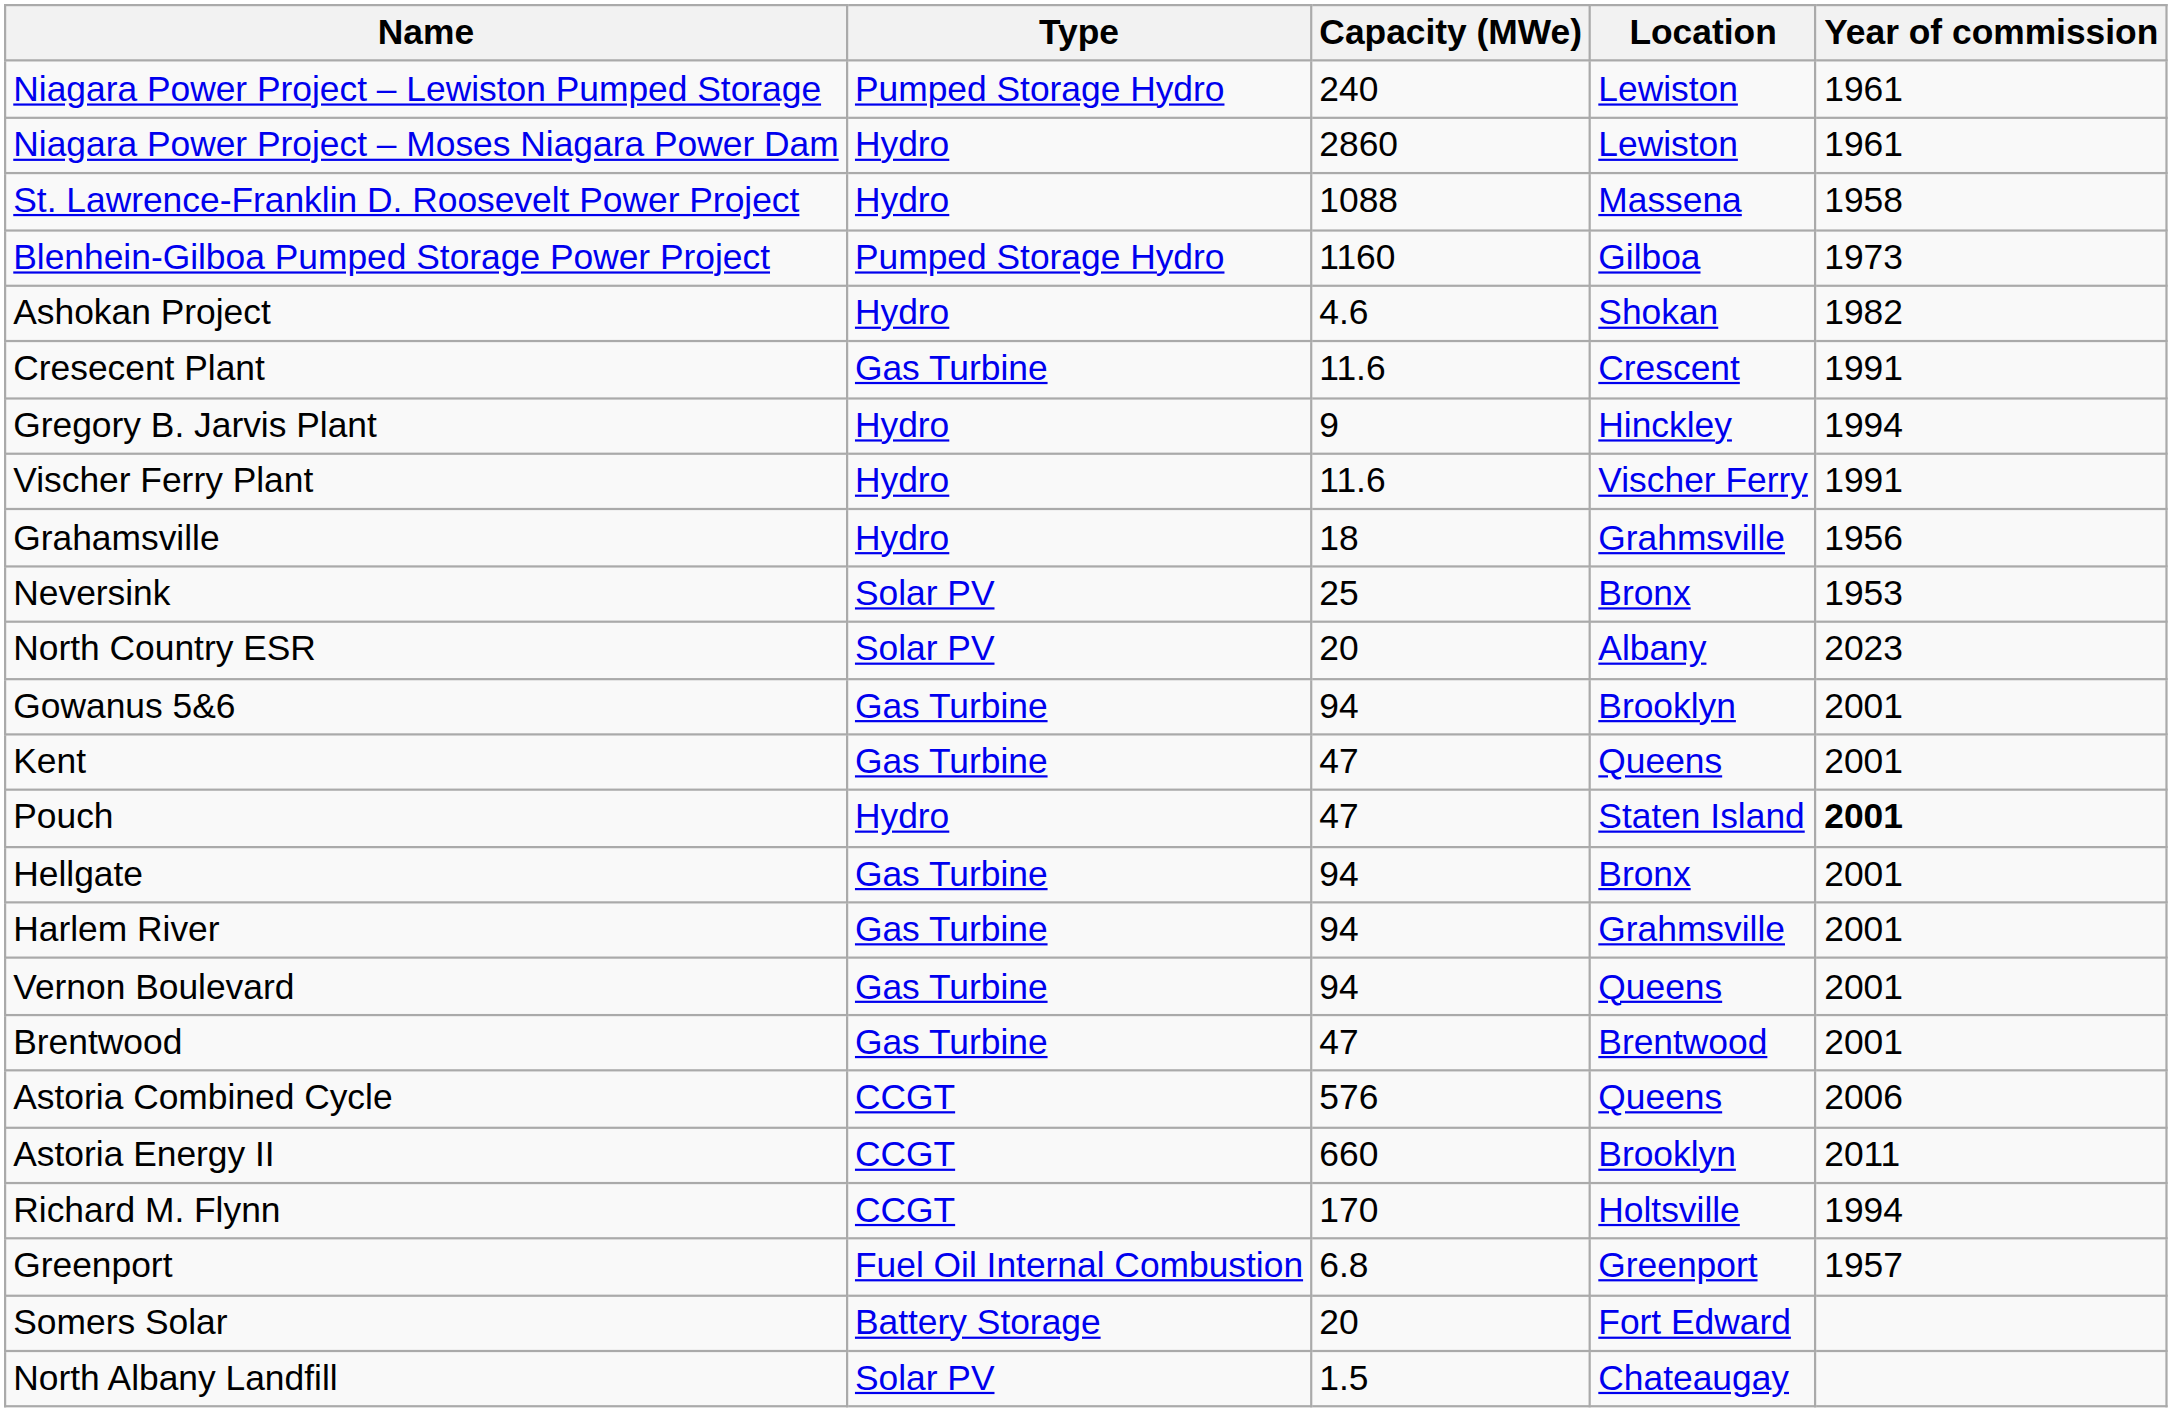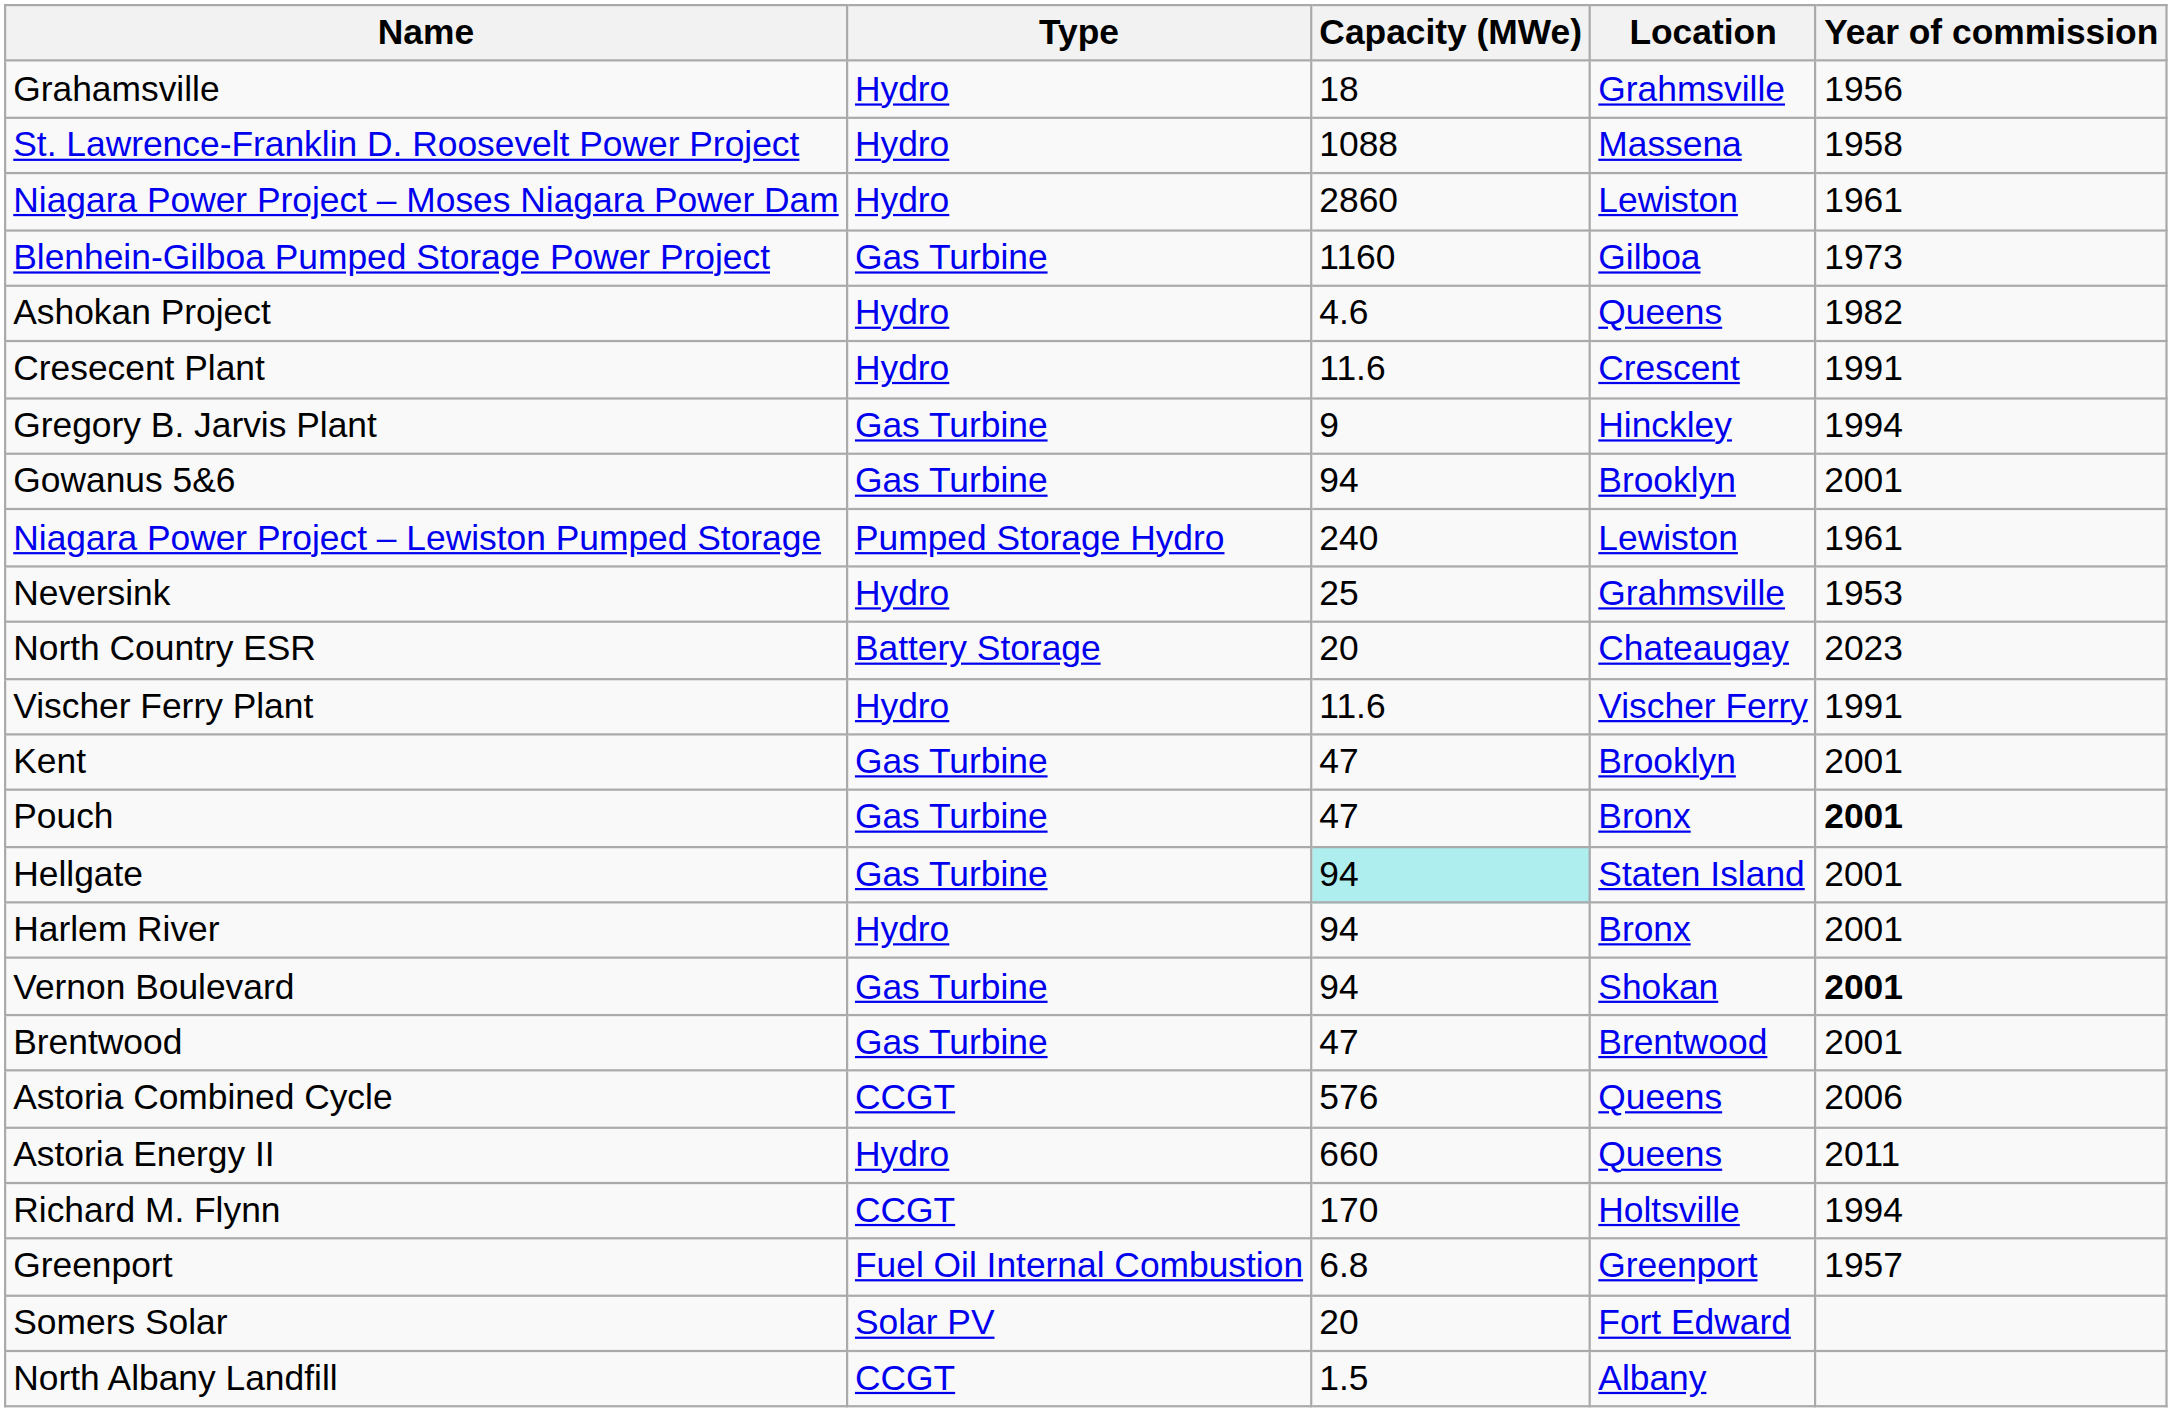rows swapped: (417, 88) <-> (116, 537)
rows swapped: (426, 144) <-> (406, 200)
(1040, 256) Pumped Storage Hydro -> (951, 256) Gas Turbine
(1658, 312) Shokan -> (1660, 312) Queens
(951, 369) Gas Turbine -> (902, 369) Hydro
(902, 425) Hydro -> (951, 425) Gas Turbine
rows swapped: (163, 481) <-> (124, 705)
(925, 593) Solar PV -> (902, 593) Hydro
(1644, 593) Bronx -> (1692, 593) Grahmsville
(925, 649) Solar PV -> (978, 649) Battery Storage
(1652, 649) Albany -> (1694, 649) Chateaugay
(1660, 761) Queens -> (1667, 761) Brooklyn
(902, 817) Hydro -> (951, 817) Gas Turbine
(1702, 817) Staten Island -> (1644, 817) Bronx
(1339, 873) no background -> (1339, 873) paleturquoise background
(1644, 873) Bronx -> (1702, 873) Staten Island
(951, 929) Gas Turbine -> (902, 929) Hydro
(1692, 929) Grahmsville -> (1644, 929) Bronx
(1660, 985) Queens -> (1658, 985) Shokan
(1864, 985) normal -> (1864, 985) bold
(905, 1154) CCGT -> (902, 1154) Hydro
(1667, 1154) Brooklyn -> (1660, 1154) Queens
(978, 1322) Battery Storage -> (925, 1322) Solar PV
(925, 1378) Solar PV -> (905, 1378) CCGT
(1694, 1378) Chateaugay -> (1652, 1378) Albany
